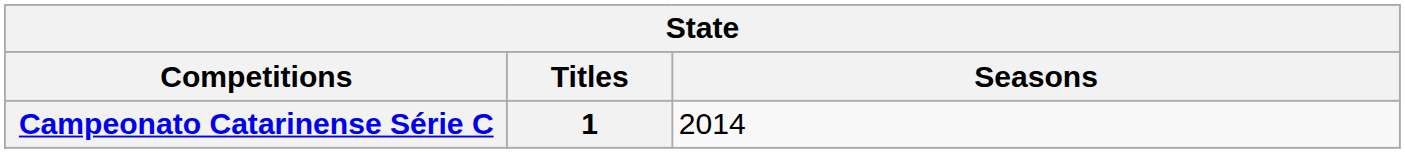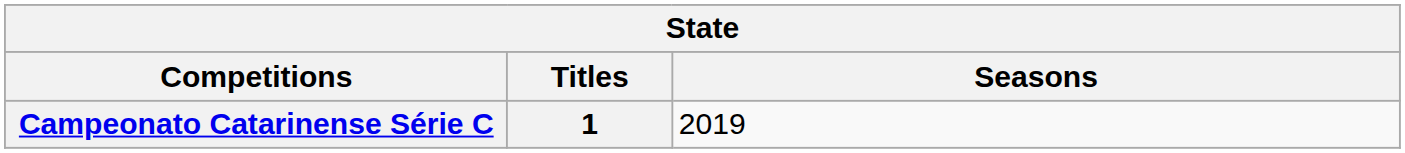(712, 123) 2014 -> (712, 123) 2019
